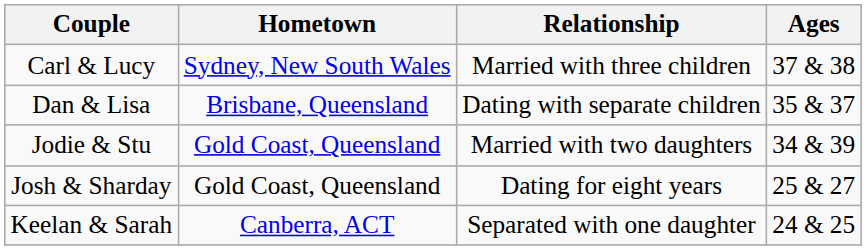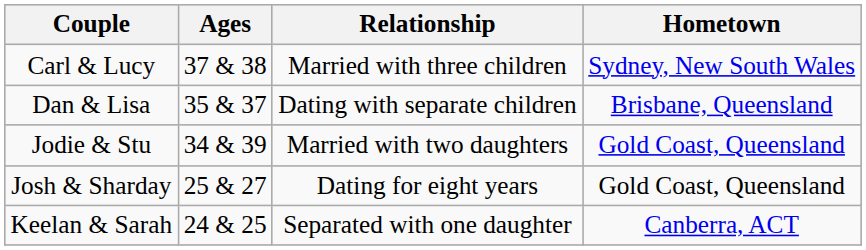columns swapped: (814, 24) <-> (317, 24)
